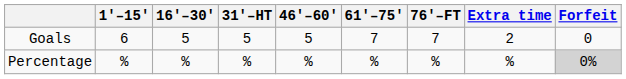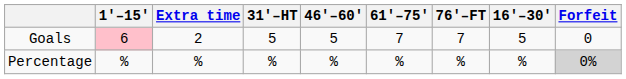columns swapped: (186, 16) <-> (510, 16)
(124, 39) no background -> (124, 39) pink background
